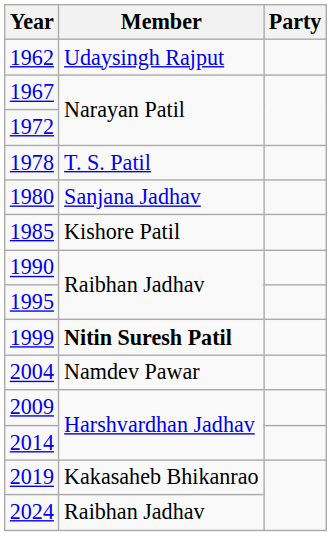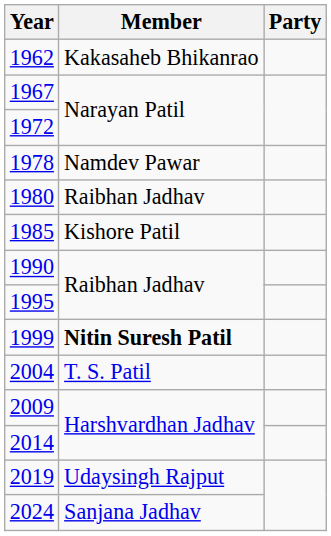(144, 57) Udaysingh Rajput -> (161, 57) Kakasaheb Bhikanrao
(107, 162) T. S. Patil -> (132, 162) Namdev Pawar
(132, 197) Sanjana Jadhav -> (134, 197) Raibhan Jadhav
(132, 372) Namdev Pawar -> (107, 372) T. S. Patil
(161, 477) Kakasaheb Bhikanrao -> (144, 477) Udaysingh Rajput
(134, 512) Raibhan Jadhav -> (132, 512) Sanjana Jadhav
